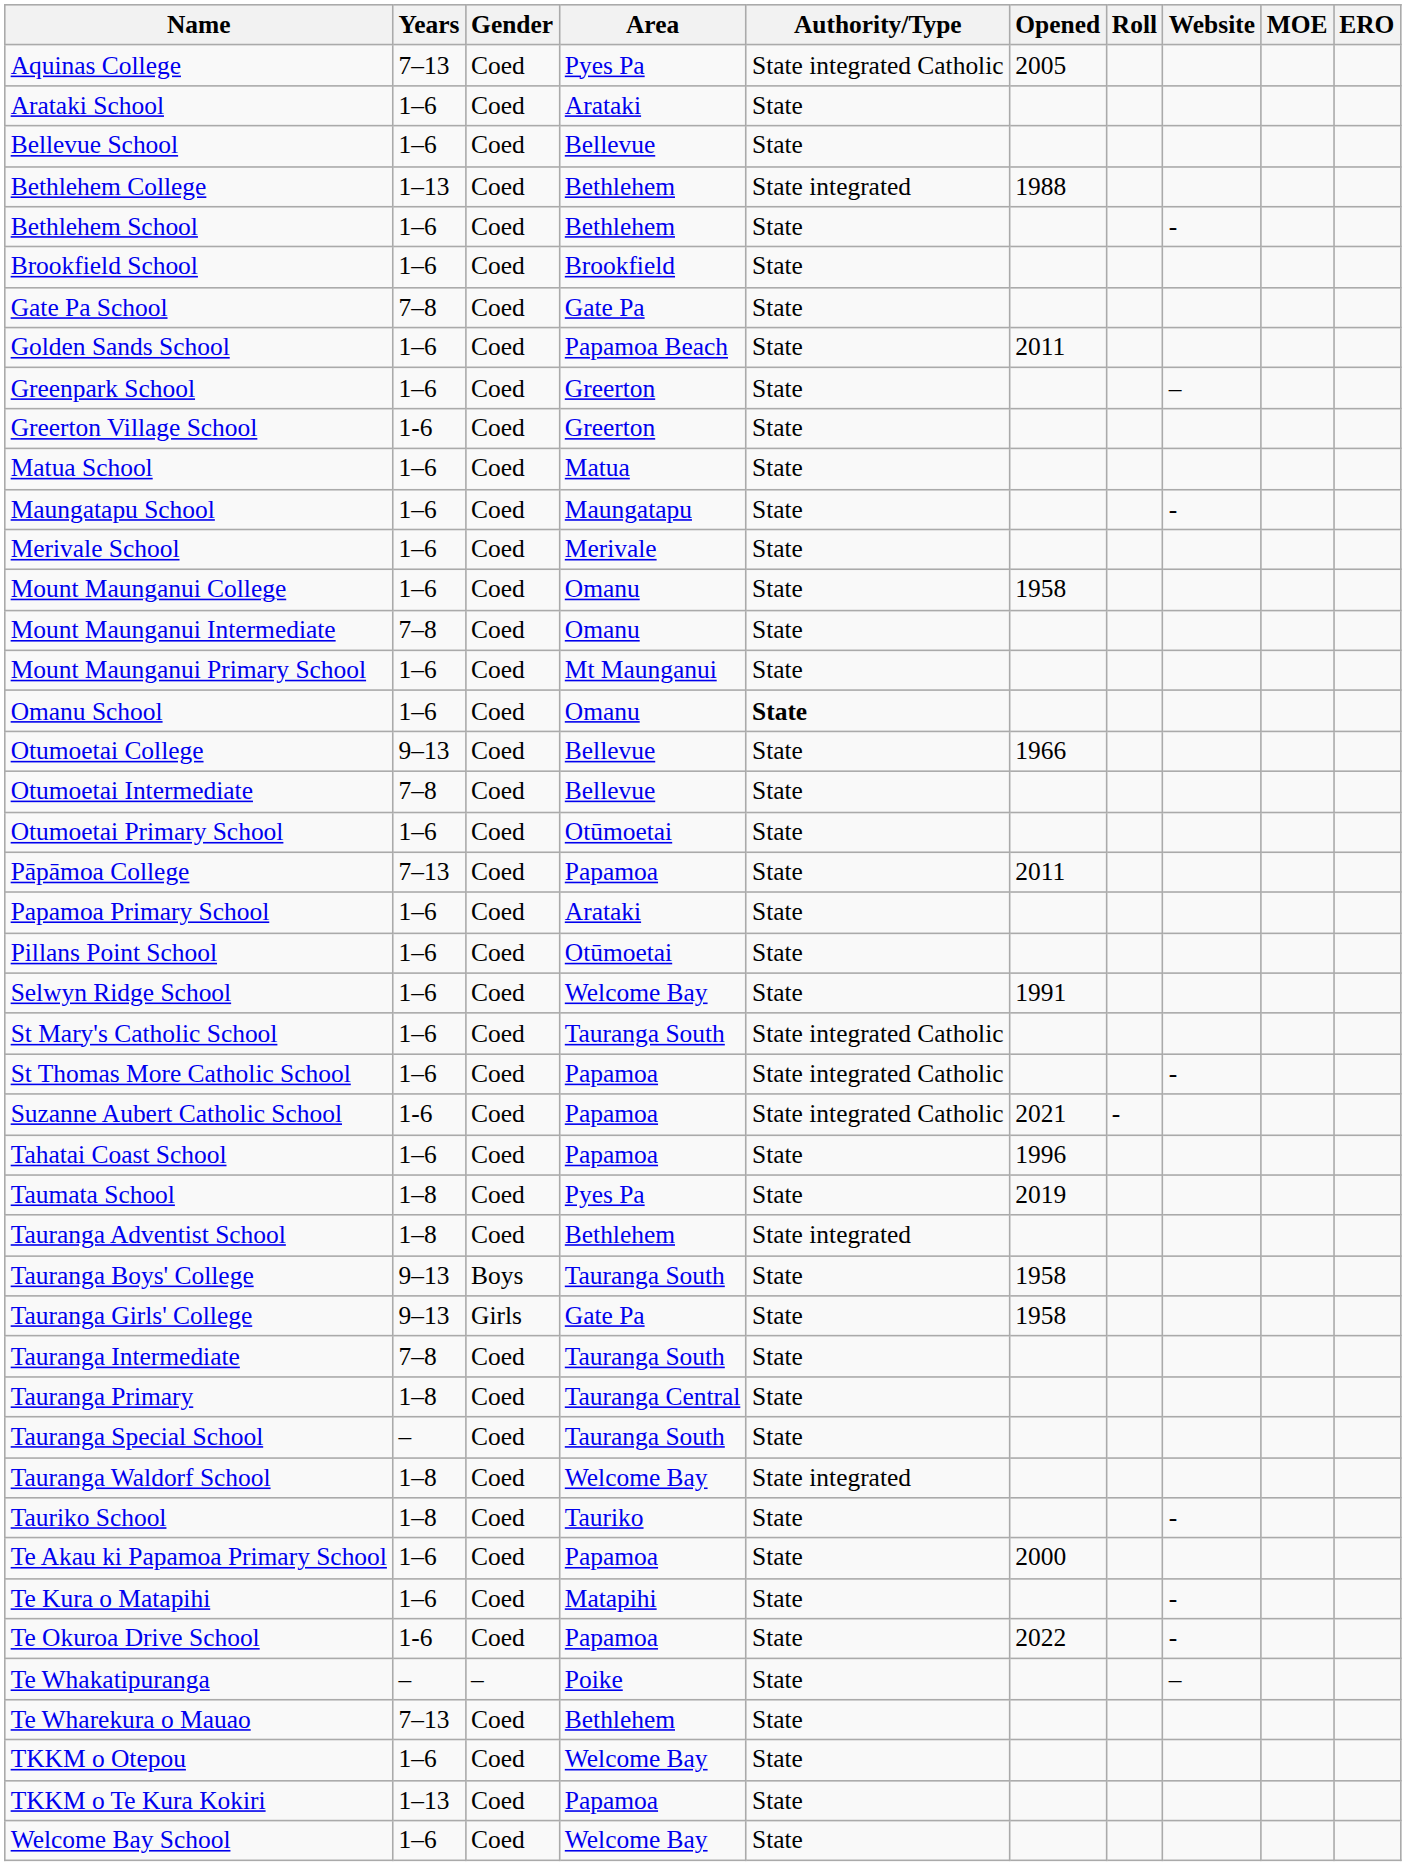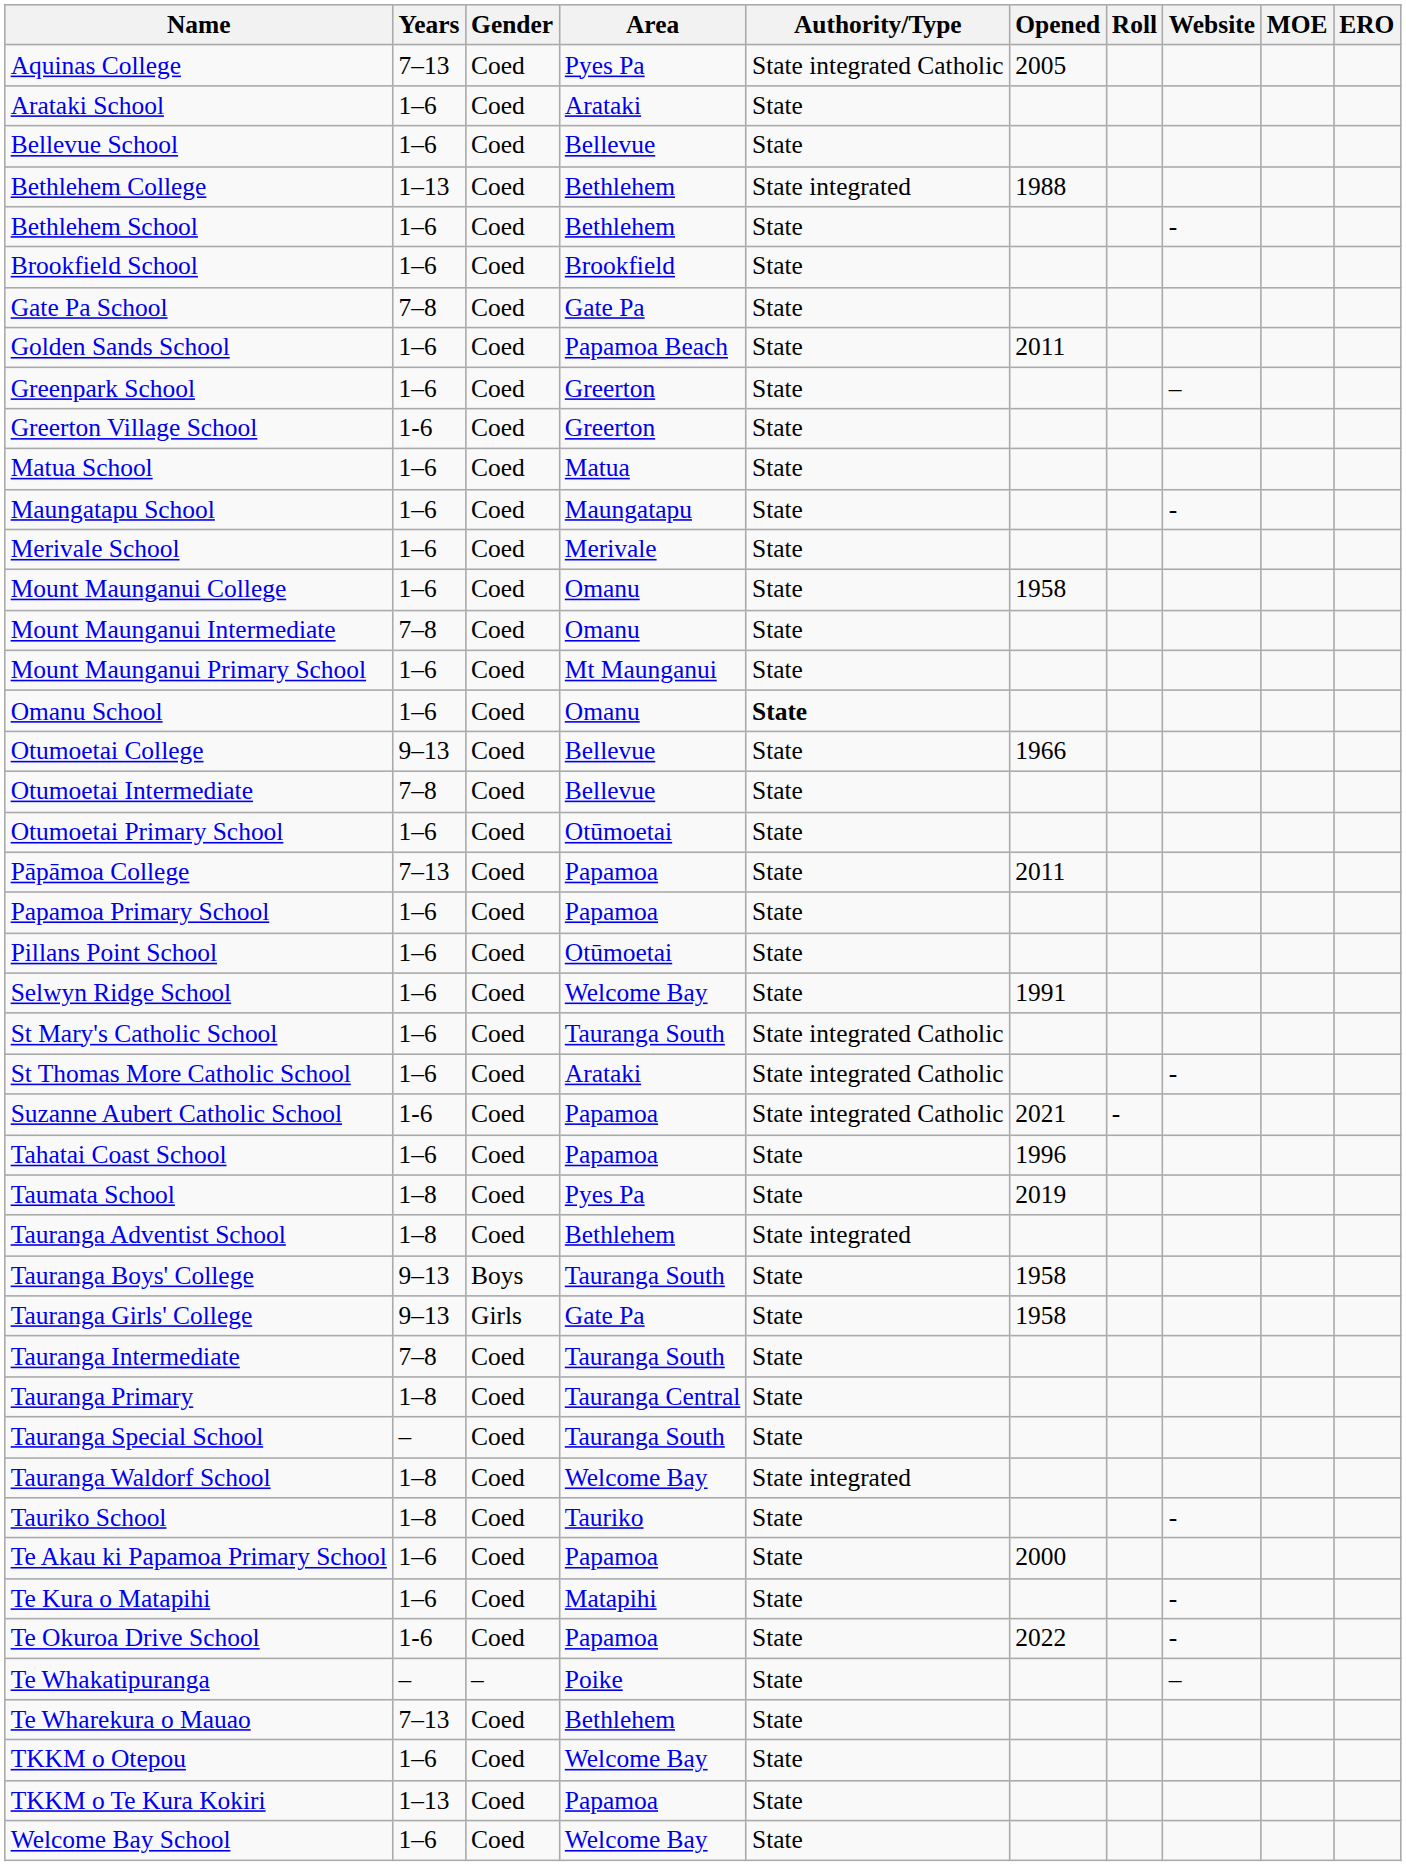(603, 912) Arataki -> (611, 912) Papamoa
(611, 1073) Papamoa -> (603, 1073) Arataki
